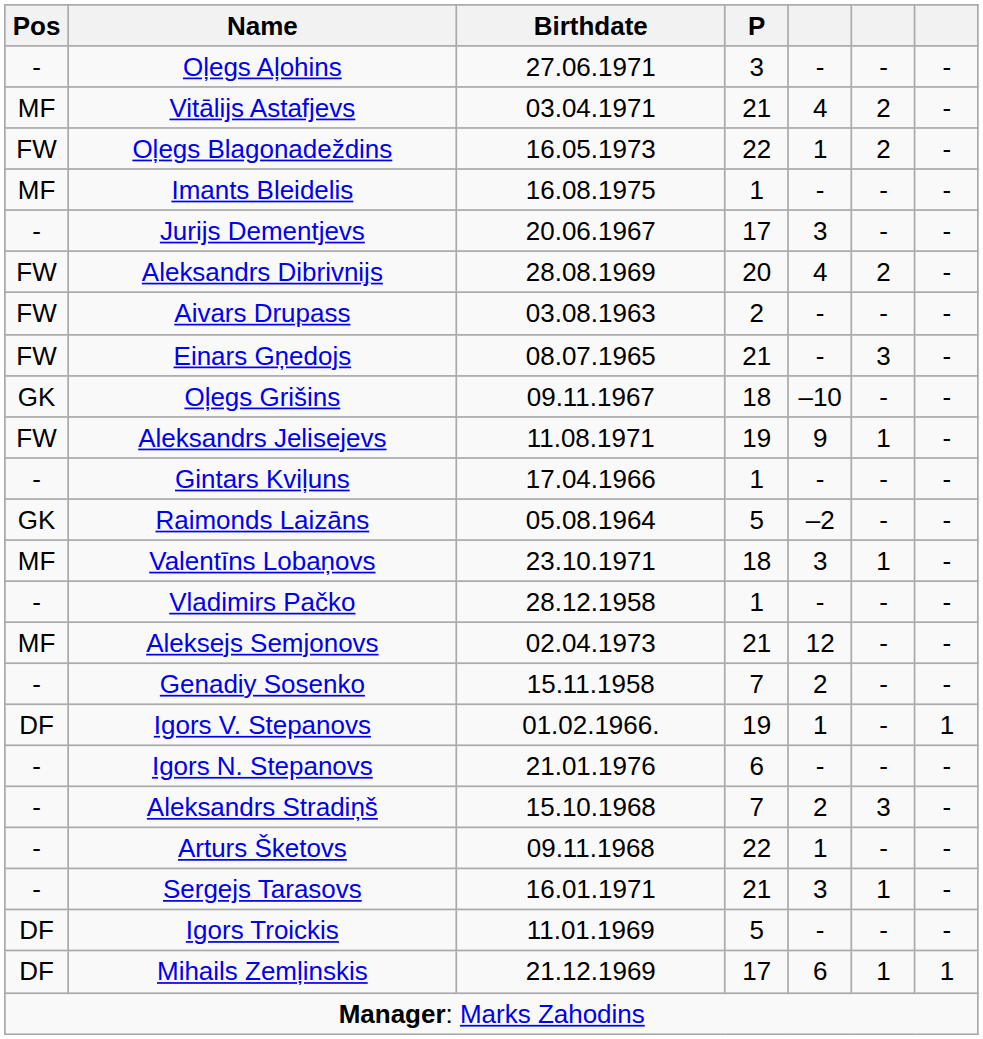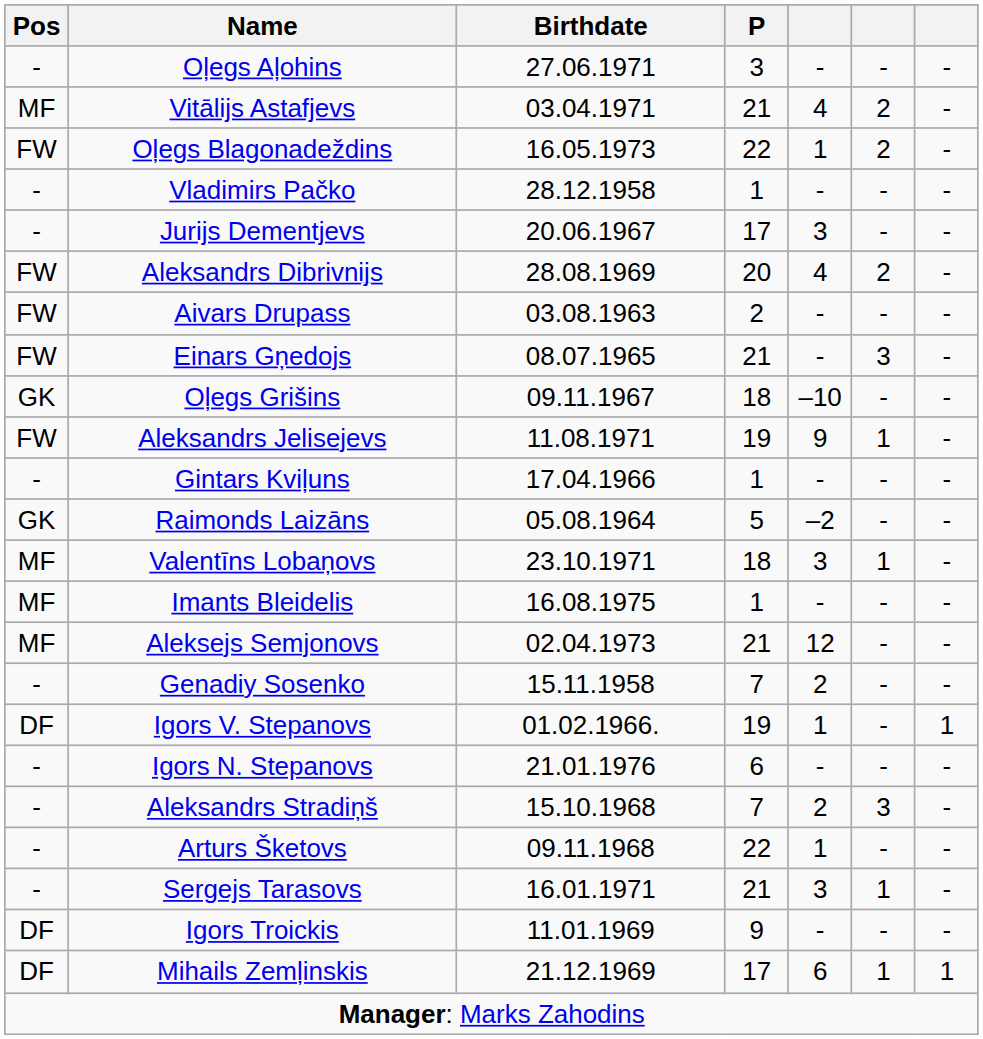rows swapped: (262, 190) <-> (262, 602)
(757, 931) 5 -> (757, 931) 9
